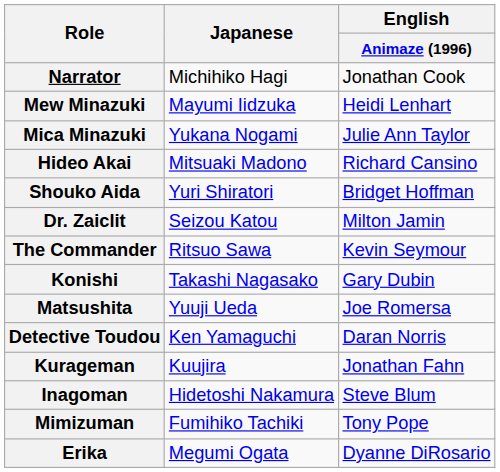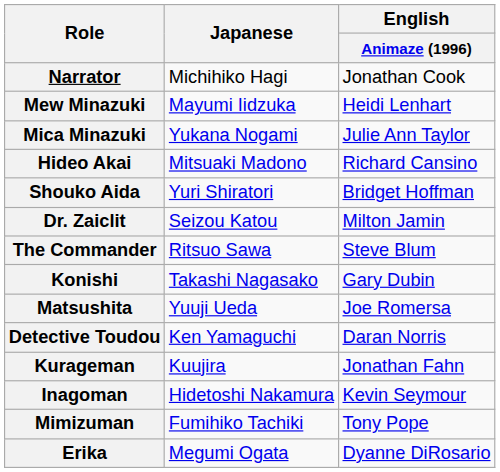(404, 250) Kevin Seymour -> (389, 250) Steve Blum
(389, 395) Steve Blum -> (404, 395) Kevin Seymour
